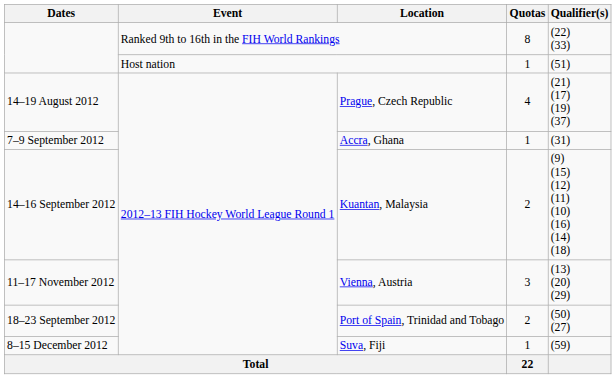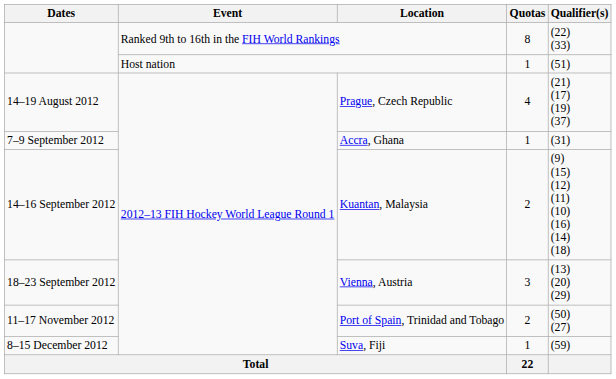(61, 282) 11–17 November 2012 -> (61, 282) 18–23 September 2012
(61, 320) 18–23 September 2012 -> (61, 320) 11–17 November 2012
